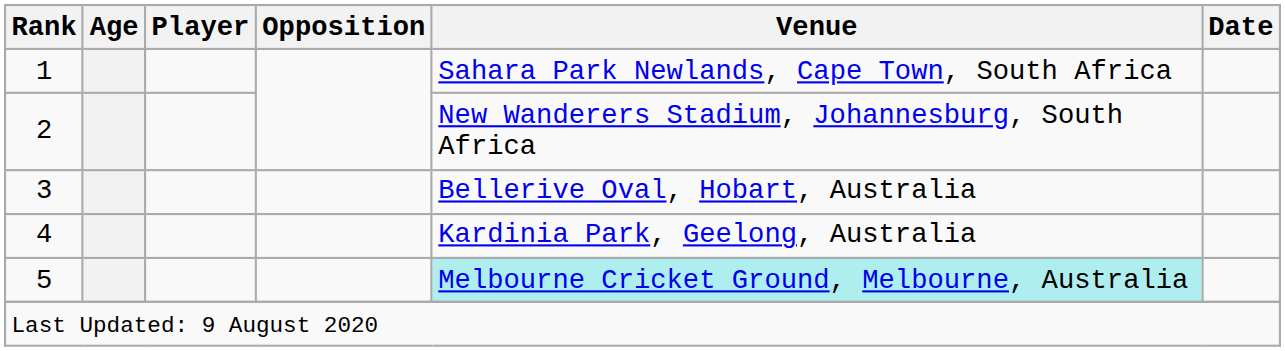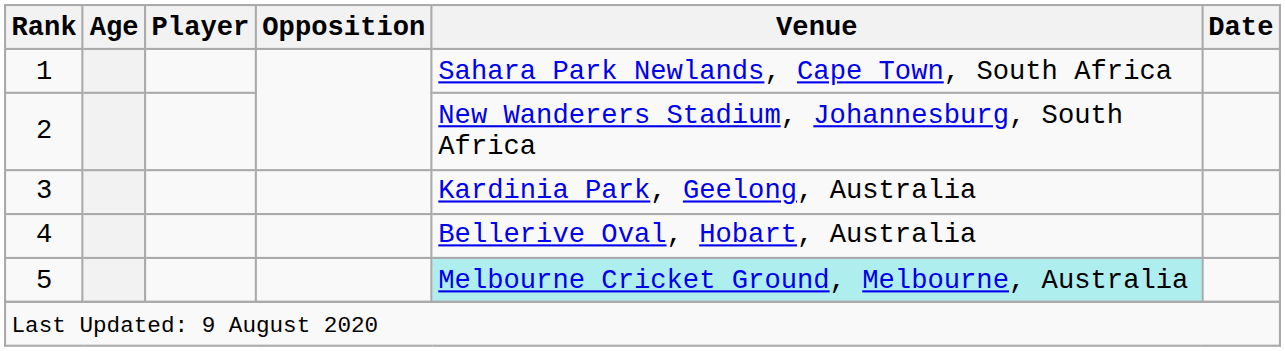(707, 191) Bellerive Oval, Hobart, Australia -> (707, 191) Kardinia Park, Geelong, Australia
(707, 236) Kardinia Park, Geelong, Australia -> (707, 236) Bellerive Oval, Hobart, Australia
